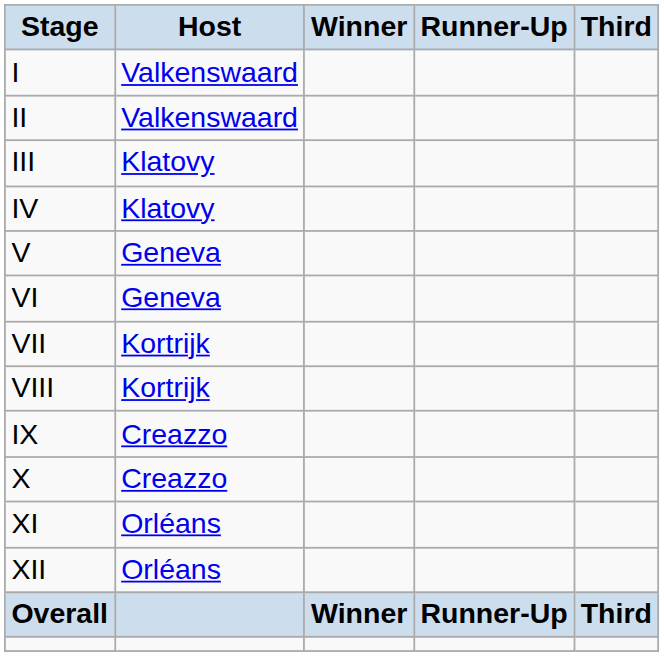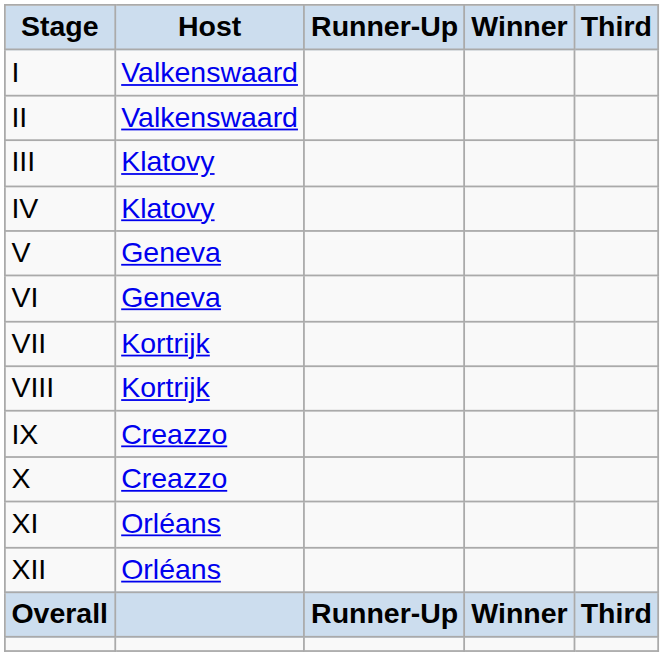columns swapped: (359, 27) <-> (494, 27)
